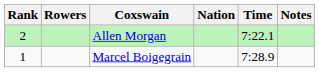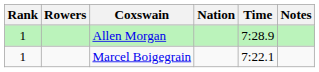(23, 35) 2 -> (23, 35) 1
(258, 35) 7:22.1 -> (258, 35) 7:28.9
(258, 56) 7:28.9 -> (258, 56) 7:22.1
